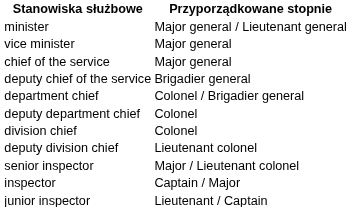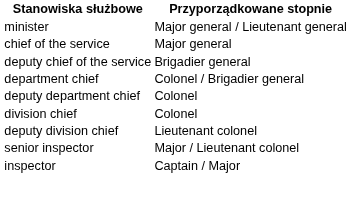- row: (39, 44)
- row: (47, 200)
